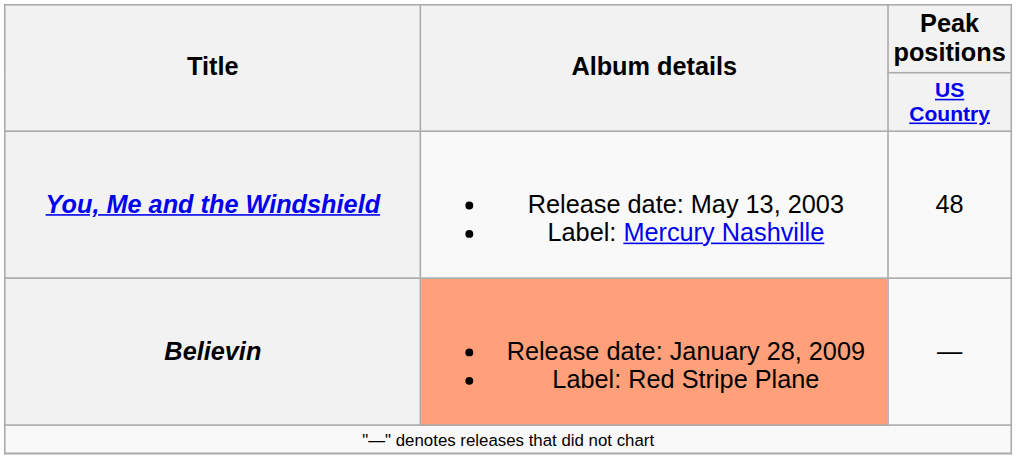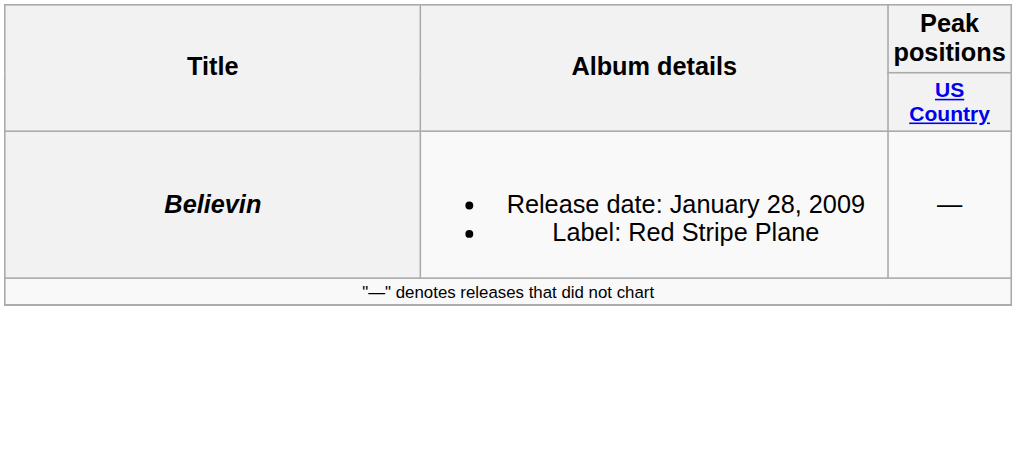- row: (213, 204)
(654, 366) lightsalmon background -> (654, 219) no background
